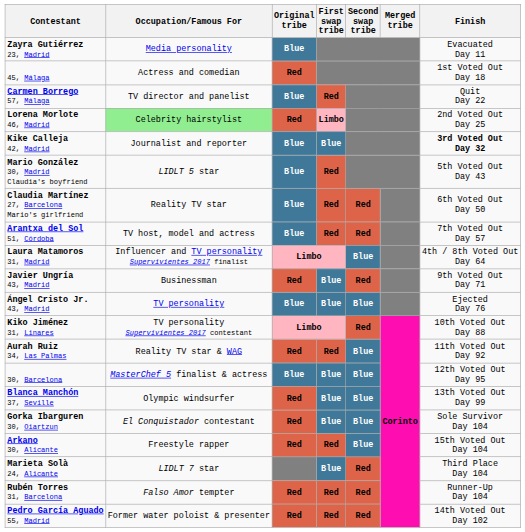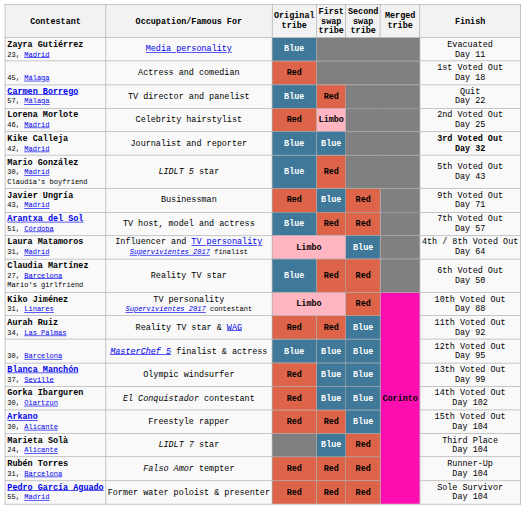(189, 120) lightgreen background -> (189, 120) no background
rows swapped: (48, 205) <-> (40, 280)
- row: (48, 304)
(470, 422) Sole Survivor Day 104 -> (470, 398) 14th Voted Out Day 102
(470, 516) 14th Voted Out Day 102 -> (470, 492) Sole Survivor Day 104
